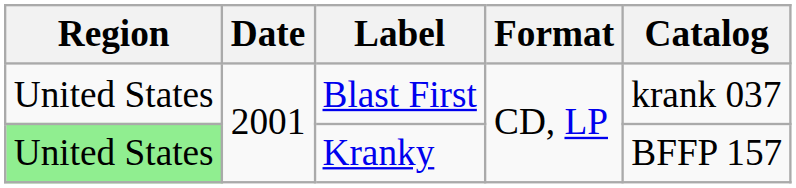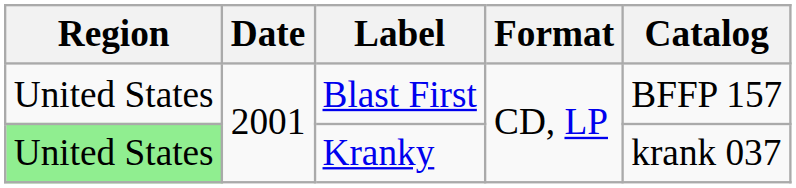(706, 93) krank 037 -> (707, 93) BFFP 157
(707, 152) BFFP 157 -> (706, 152) krank 037
